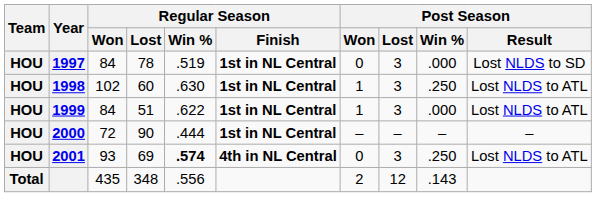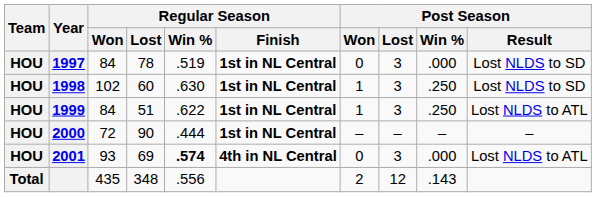(529, 86) Lost NLDS to ATL -> (529, 86) Lost NLDS to SD
(442, 110) .000 -> (442, 110) .250
(442, 156) .250 -> (442, 156) .000
